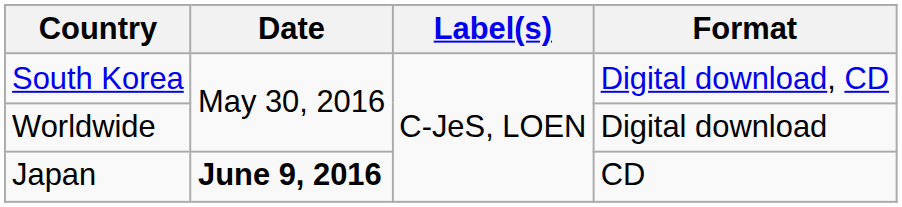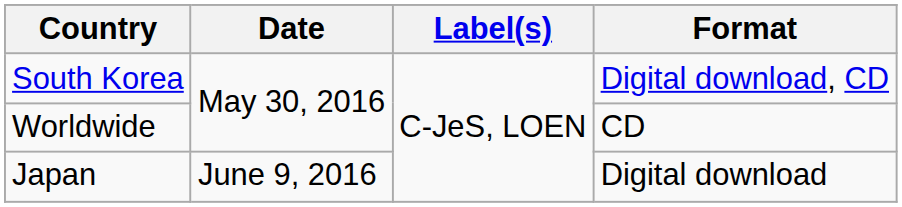(714, 126) Digital download -> (623, 126) CD
(290, 175) bold -> (287, 175) normal
(623, 175) CD -> (714, 175) Digital download
